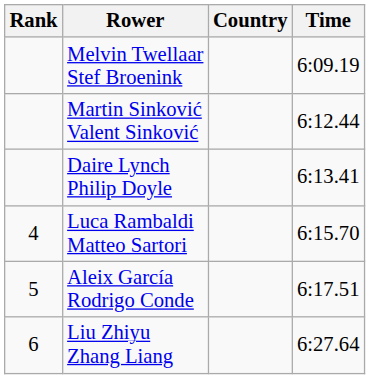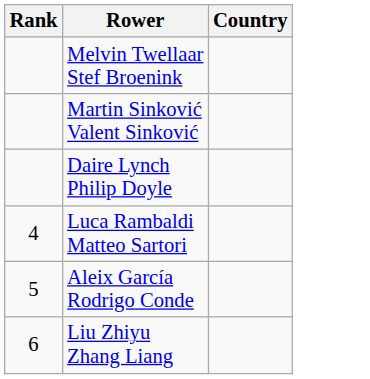- column: (328, 20)
